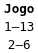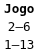rows swapped: (19, 45) <-> (19, 27)
